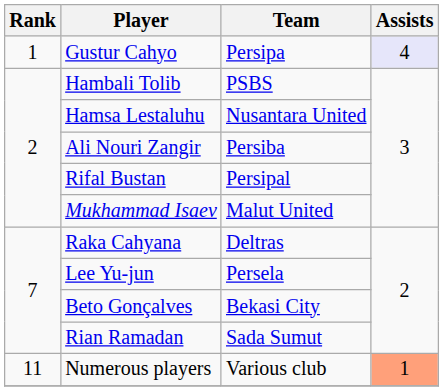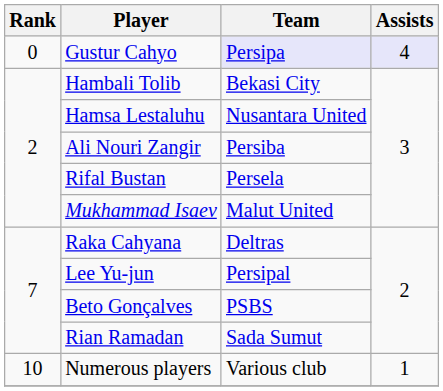(33, 52) 1 -> (33, 52) 0
(255, 52) no background -> (255, 52) lavender background
(249, 83) PSBS -> (273, 83) Bekasi City
(258, 178) Persipal -> (255, 178) Persela
(255, 274) Persela -> (258, 274) Persipal
(273, 305) Bekasi City -> (249, 305) PSBS
(33, 369) 11 -> (33, 369) 10
(405, 369) lightsalmon background -> (405, 369) no background
